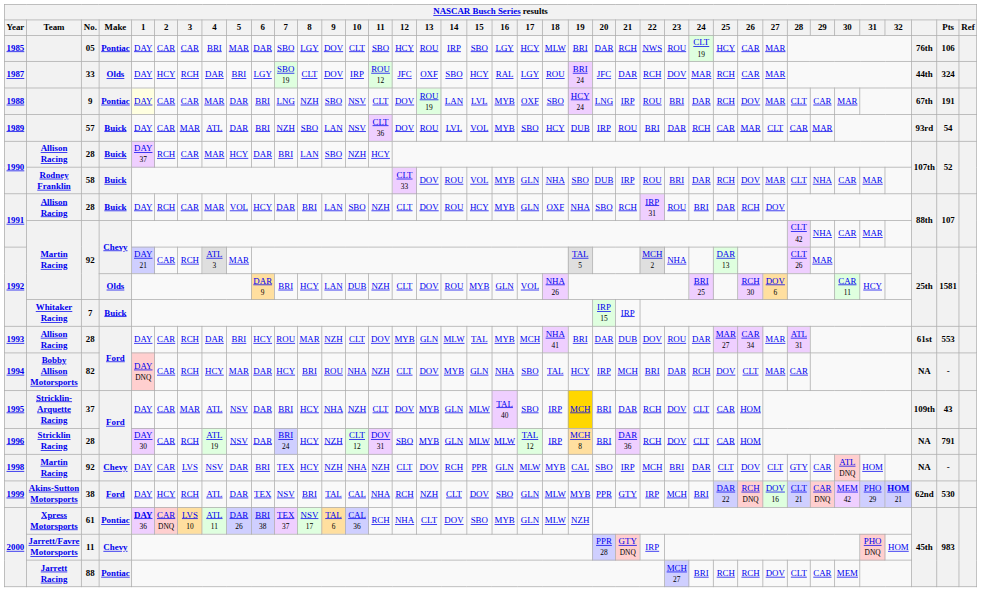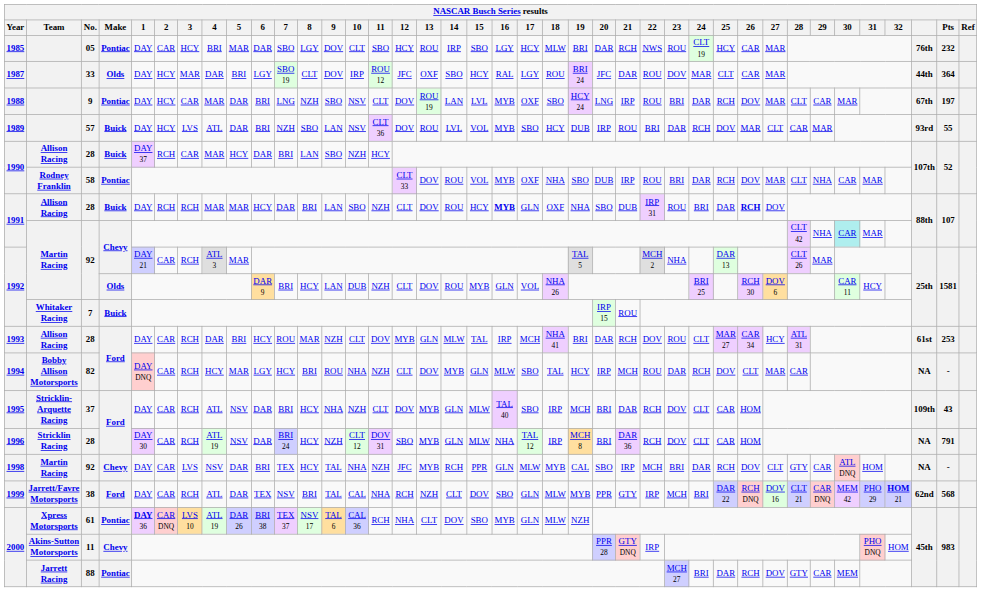(190, 48) CAR -> (190, 48) HCY
(948, 48) 106 -> (948, 48) 232
(190, 74) RCH -> (190, 74) MAR
(652, 74) RCH -> (652, 74) ROU
(726, 74) RCH -> (726, 74) CLT
(948, 74) 324 -> (948, 74) 364
(143, 101) lightyellow background -> (143, 101) no background
(166, 101) CAR -> (166, 101) HCY
(948, 101) 191 -> (948, 101) 197
(166, 127) CAR -> (166, 127) HCY
(190, 127) MAR -> (190, 127) LVS
(726, 127) CAR -> (726, 127) DOV
(948, 127) 54 -> (948, 127) 55
(115, 180) Buick -> (115, 180) Pontiac
(530, 180) GLN -> (530, 180) OXF
(190, 207) CAR -> (190, 207) RCH
(239, 207) VOL -> (239, 207) MAR
(505, 207) normal -> (505, 207) bold
(628, 207) RCH -> (628, 207) DUB
(751, 207) normal -> (751, 207) bold
(847, 233) no background -> (847, 233) paleturquoise background
(628, 313) IRP -> (628, 313) ROU
(505, 339) MYB -> (505, 339) IRP
(628, 339) DUB -> (628, 339) RCH
(701, 339) DAR -> (701, 339) CLT
(775, 339) MAR -> (775, 339) HCY
(948, 339) 553 -> (948, 339) 253
(263, 371) DAR -> (263, 371) LGY
(505, 371) NHA -> (505, 371) MLW
(652, 371) BRI -> (652, 371) ROU
(190, 409) MAR -> (190, 409) RCH
(580, 409) gold background -> (580, 409) no background
(505, 441) MLW -> (505, 441) NHA
(334, 467) NZH -> (334, 467) TAL
(405, 467) CLT -> (405, 467) JFC
(429, 467) DOV -> (429, 467) MYB
(726, 467) CLT -> (726, 467) RCH
(54, 494) Akins-Sutton Motorsports -> (54, 494) Jarrett/Favre Motorsports
(166, 494) HCY -> (166, 494) CAR
(948, 494) 530 -> (948, 494) 568
(214, 520) ATL 11 -> (214, 520) ATL 19
(54, 547) Jarrett/Favre Motorsports -> (54, 547) Akins-Sutton Motorsports
(726, 573) RCH -> (726, 573) DAR
(799, 573) CLT -> (799, 573) GTY
